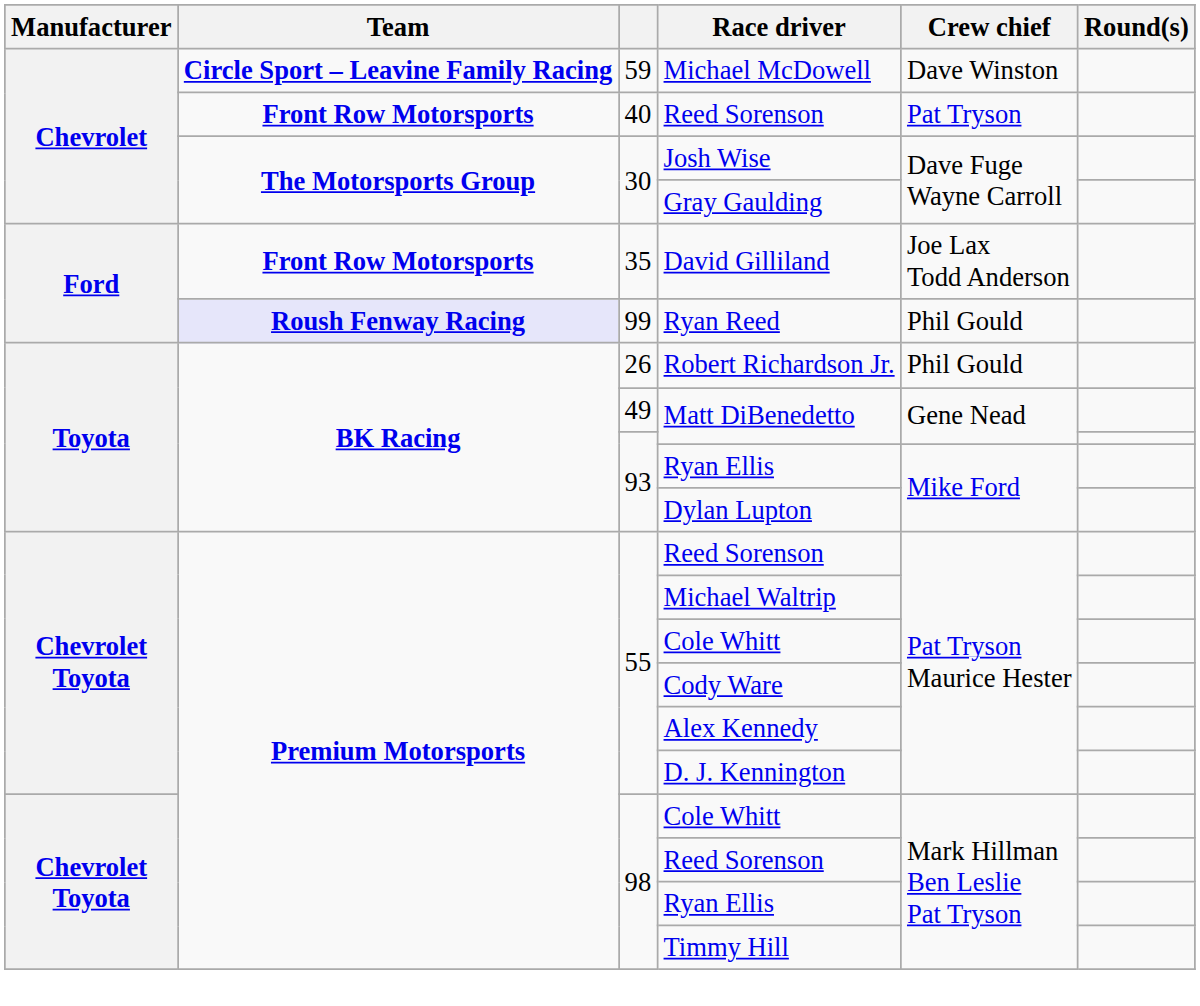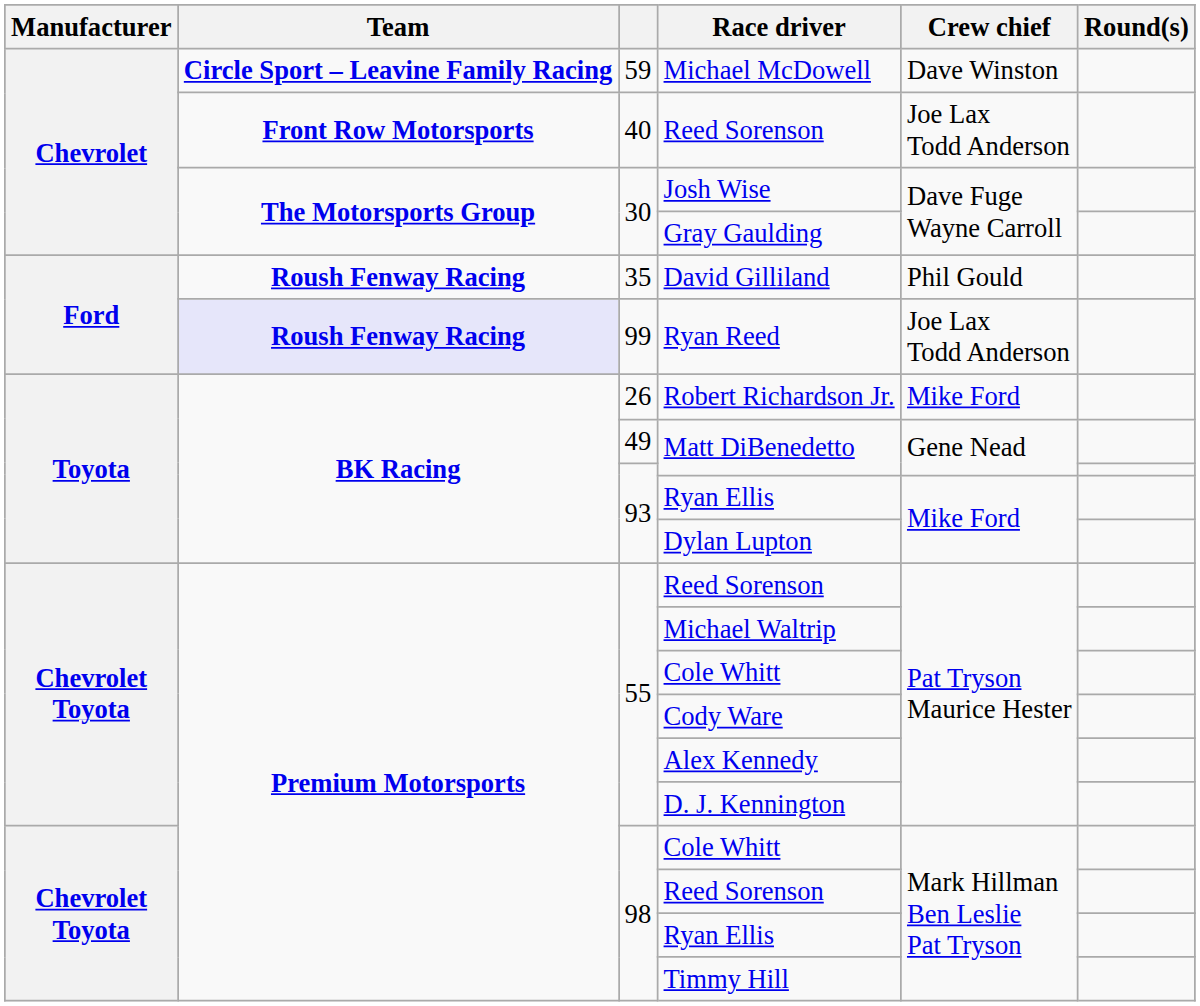(964, 114) Pat Tryson -> (988, 130) Joe Lax Todd Anderson
(398, 261) Front Row Motorsports -> (398, 277) Roush Fenway Racing
(988, 261) Joe Lax Todd Anderson -> (965, 277) Phil Gould
(965, 321) Phil Gould -> (988, 337) Joe Lax Todd Anderson
(965, 365) Phil Gould -> (963, 396) Mike Ford
